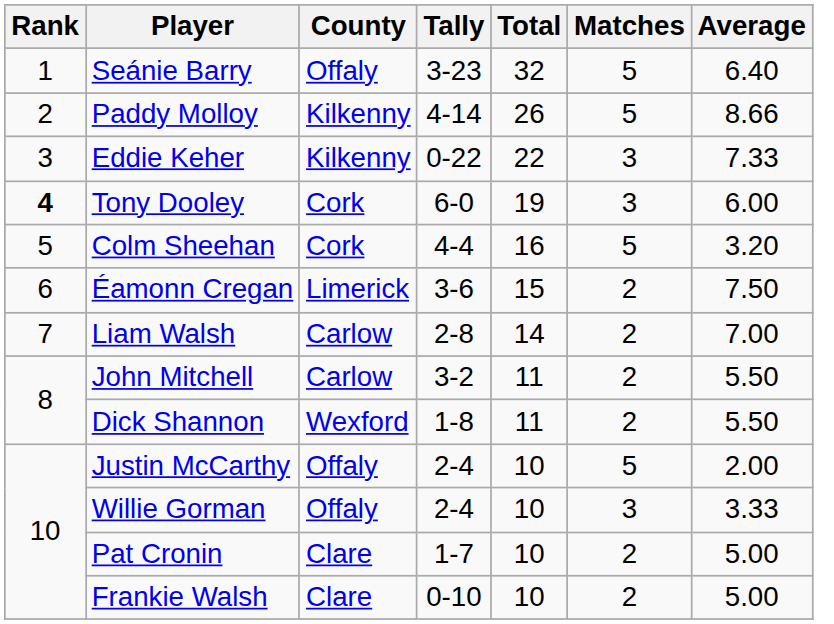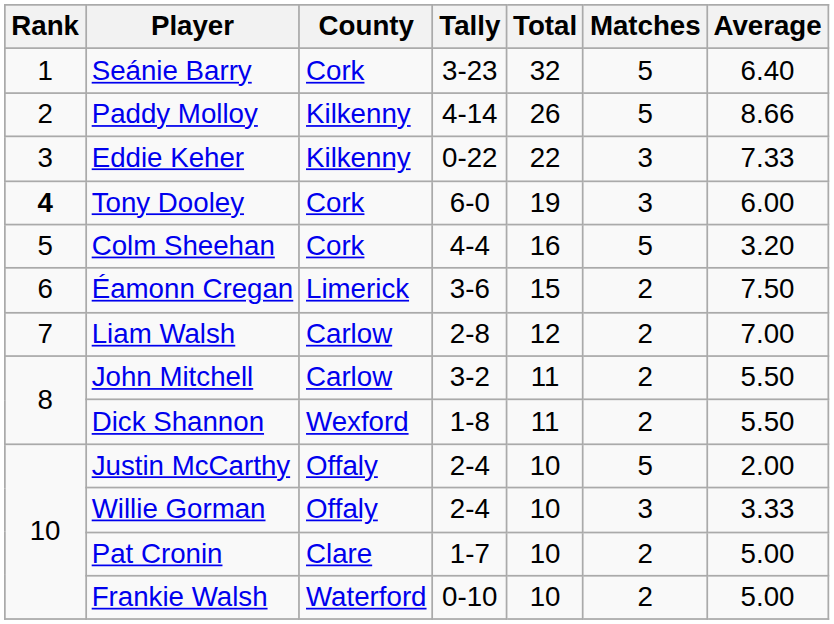(342, 70) Offaly -> (335, 70) Cork
(529, 333) 14 -> (545, 333) 12
(339, 597) Clare -> (366, 597) Waterford
